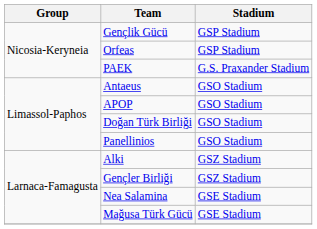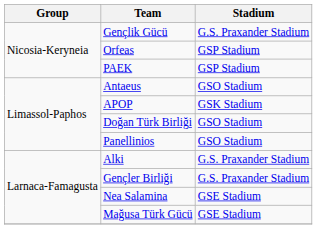(229, 31) GSP Stadium -> (254, 31) G.S. Praxander Stadium
(254, 68) G.S. Praxander Stadium -> (229, 68) GSP Stadium
(230, 104) GSO Stadium -> (230, 104) GSK Stadium
(229, 159) GSZ Stadium -> (254, 159) G.S. Praxander Stadium
(229, 178) GSZ Stadium -> (254, 178) G.S. Praxander Stadium
